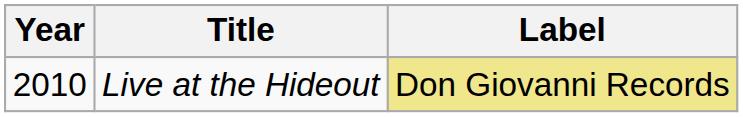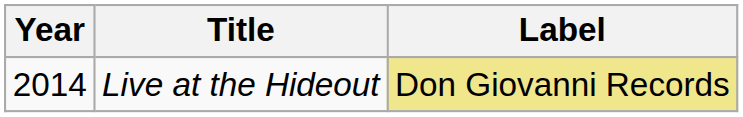(50, 83) 2010 -> (50, 83) 2014
